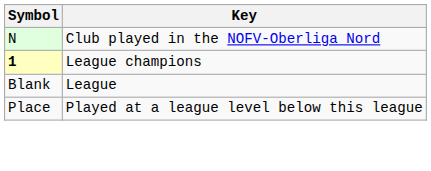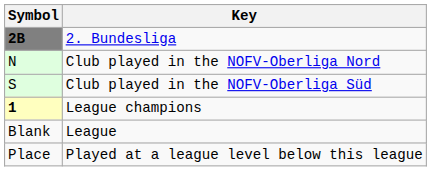+ row: (121, 39)
+ row: (219, 85)
